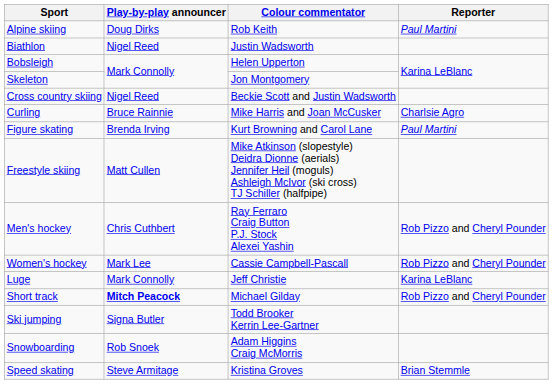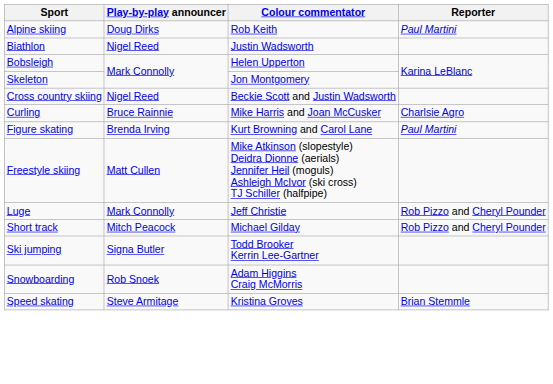- row: (39, 228)
- row: (47, 263)
(437, 280) Karina LeBlanc -> (473, 211) Rob Pizzo and Cheryl Pounder
(143, 297) bold -> (141, 227) normal
